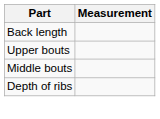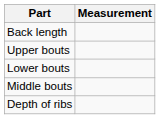+ row: (38, 68)
